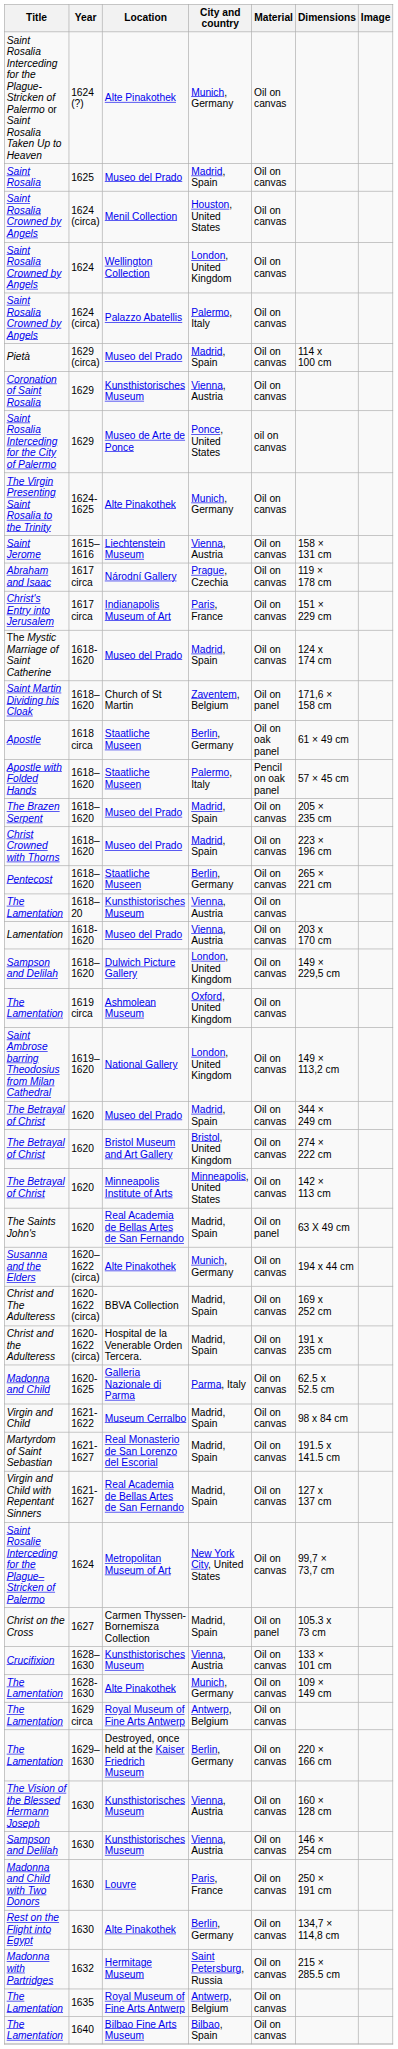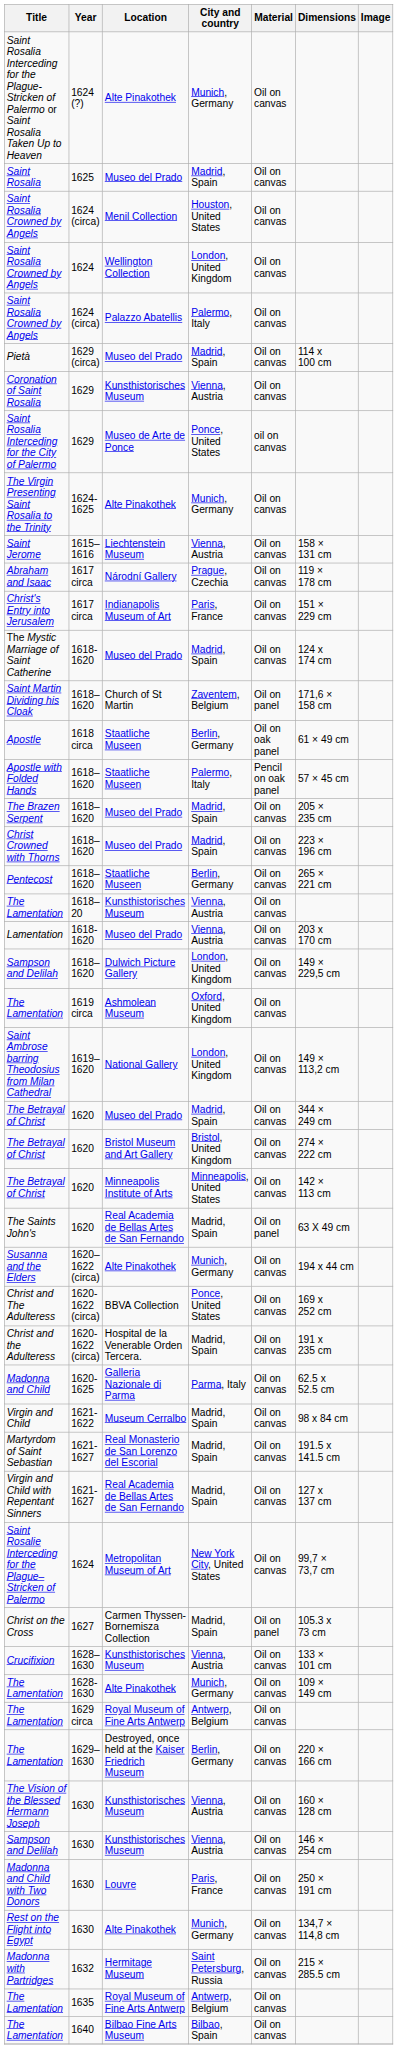(208, 1306) Madrid, Spain -> (207, 1306) Ponce, United States
(212, 1929) Berlin, Germany -> (212, 1929) Munich, Germany
